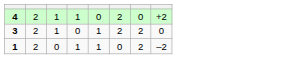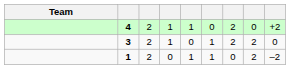+ column: (61, 12)
